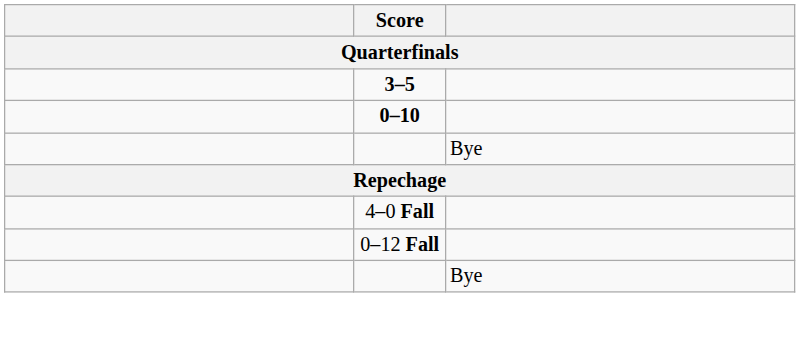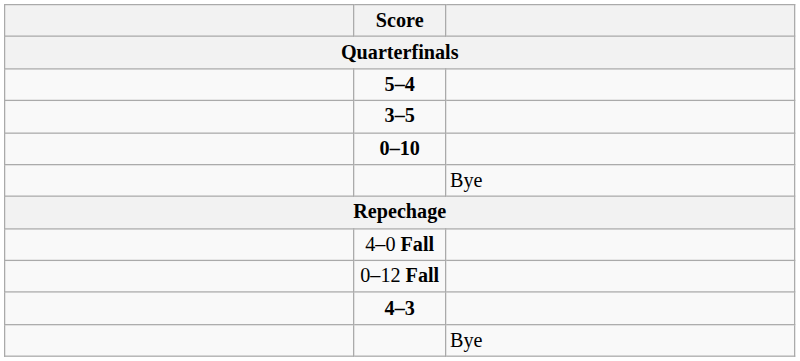+ row: (400, 84)
+ row: (400, 308)
